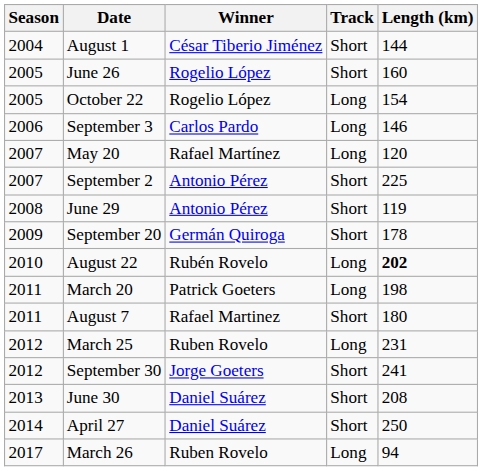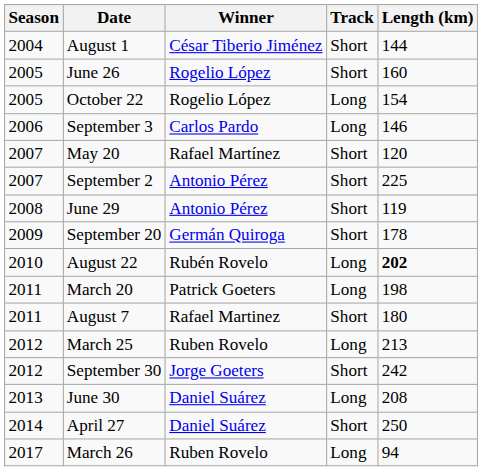(348, 153) Long -> (349, 153) Short
(394, 343) 231 -> (394, 343) 213
(394, 371) 241 -> (394, 371) 242
(349, 398) Short -> (348, 398) Long
